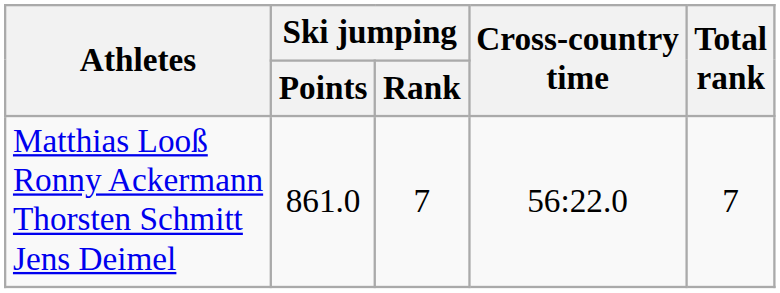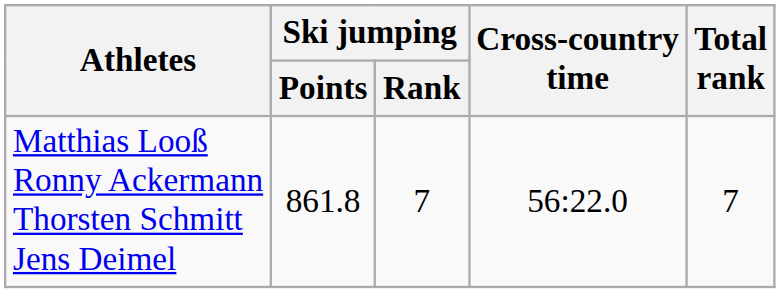(323, 200) 861.0 -> (323, 200) 861.8
